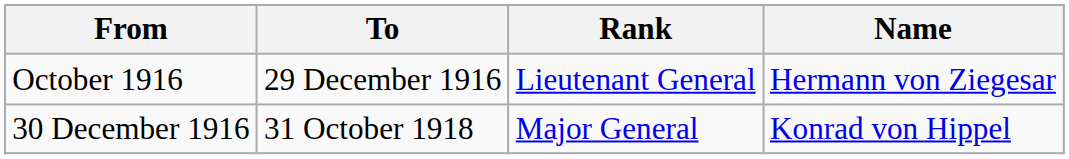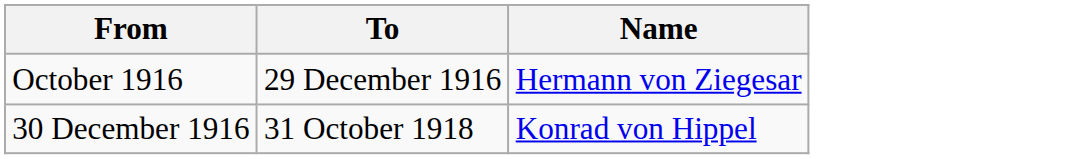- column: (636, 29)
